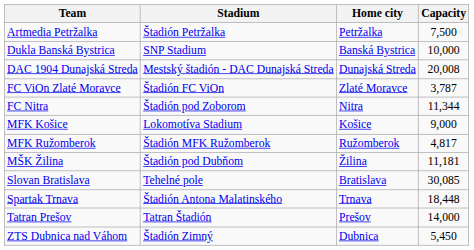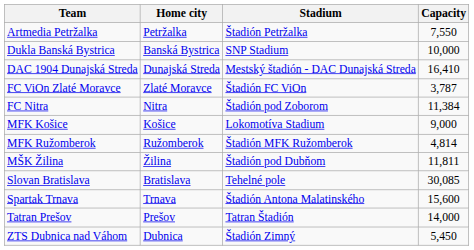columns swapped: (377, 13) <-> (238, 13)
(444, 32) 7,500 -> (444, 32) 7,550
(444, 69) 20,008 -> (444, 69) 16,410
(444, 106) 11,344 -> (444, 106) 11,384
(444, 143) 4,817 -> (444, 143) 4,814
(444, 161) 11,181 -> (444, 161) 11,811
(444, 198) 18,448 -> (444, 198) 15,600
